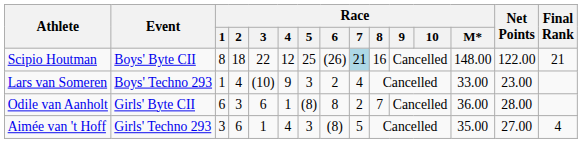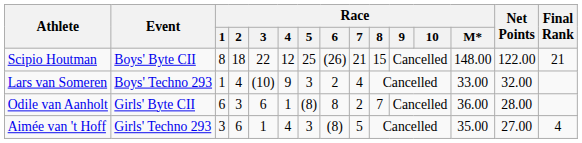(359, 60) lightblue background -> (359, 60) no background
(380, 60) 16 -> (380, 60) 15
(517, 82) 23.00 -> (517, 82) 32.00
